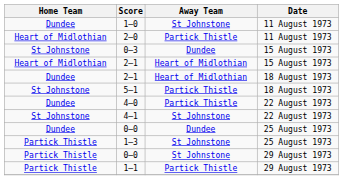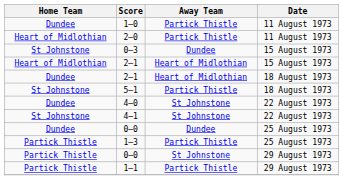(201, 24) St Johnstone -> (201, 24) Partick Thistle
(201, 103) Partick Thistle -> (201, 103) St Johnstone
(201, 142) St Johnstone -> (201, 142) Partick Thistle
